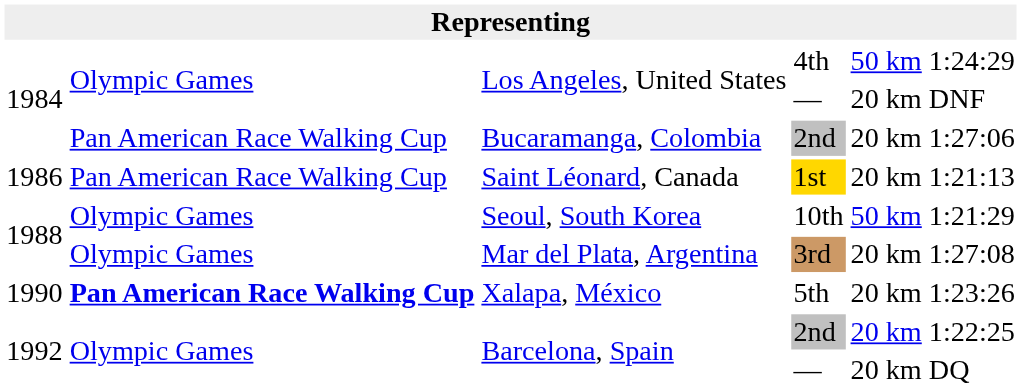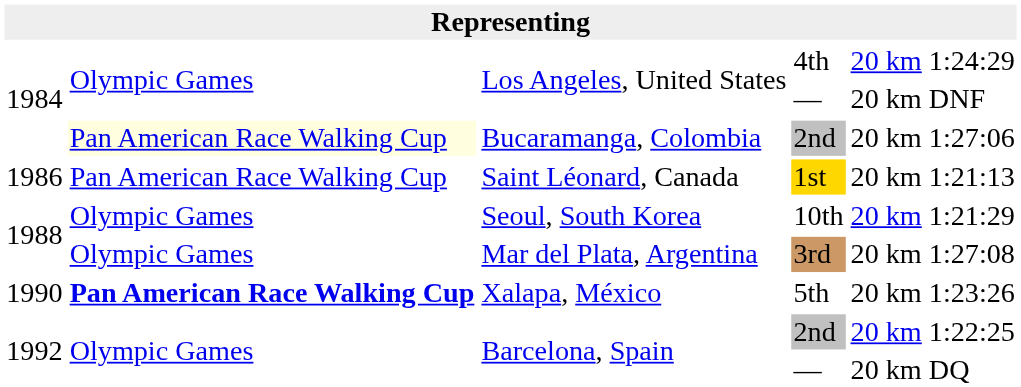(886, 60) 50 km -> (886, 60) 20 km
(258, 137) no background -> (258, 137) lightyellow background
(886, 215) 50 km -> (886, 215) 20 km
